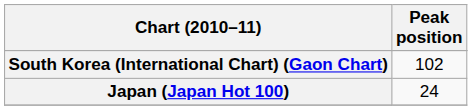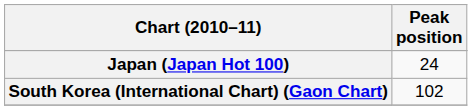rows swapped: (198, 91) <-> (198, 64)
